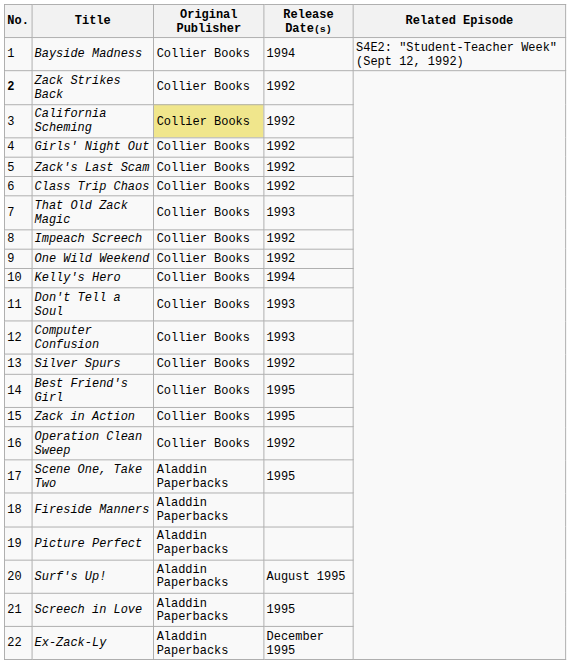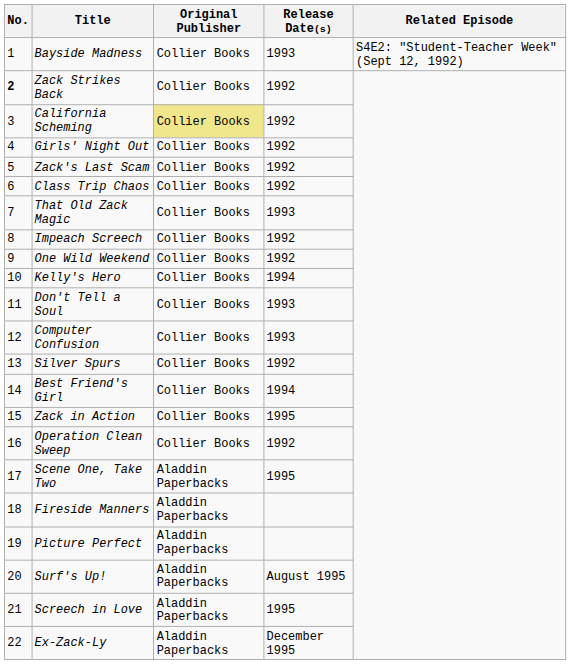(281, 54) 1994 -> (281, 54) 1993
(281, 391) 1995 -> (281, 391) 1994
